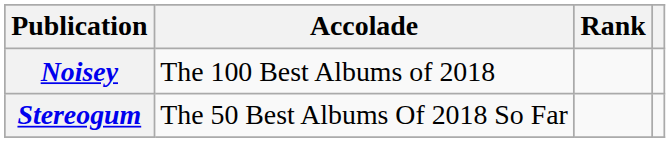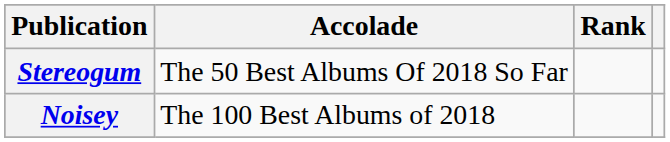rows swapped: (79, 70) <-> (79, 114)
